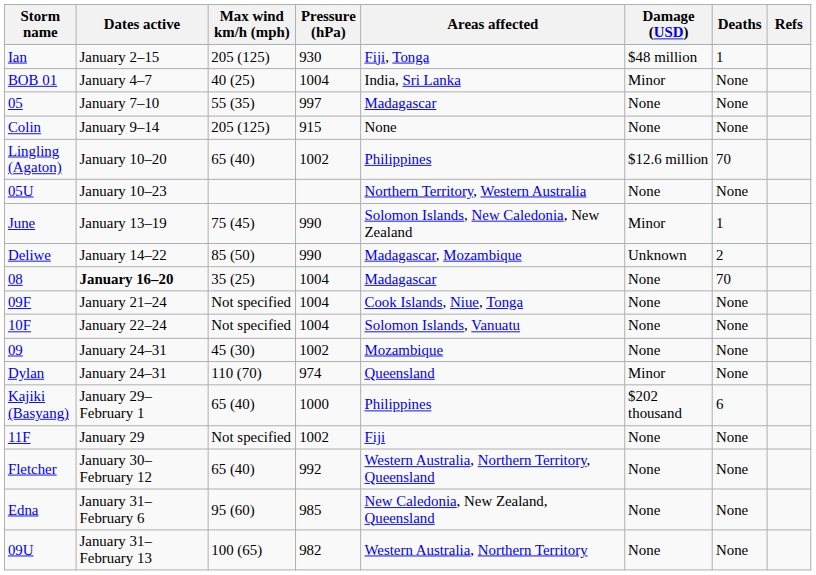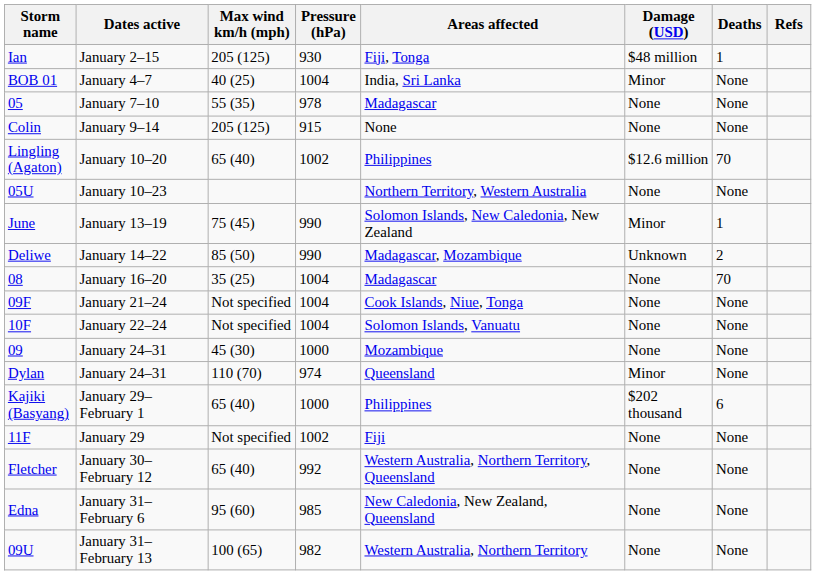(310, 103) 997 -> (310, 103) 978
(126, 278) bold -> (123, 278) normal
(314, 349) 1002 -> (314, 349) 1000
